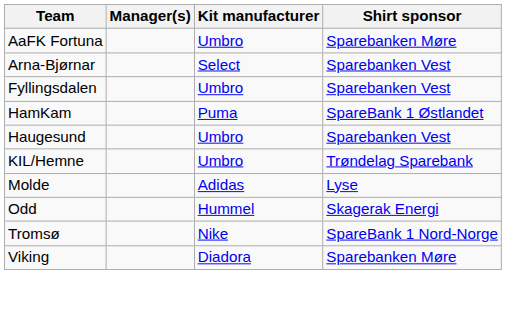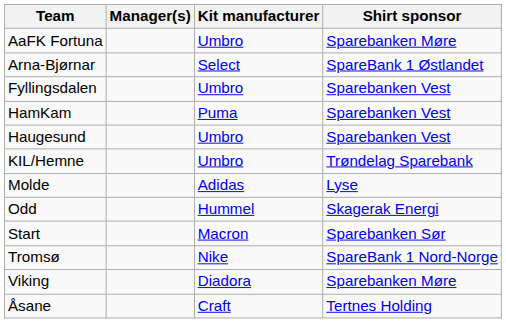(388, 64) Sparebanken Vest -> (405, 64) SpareBank 1 Østlandet
(405, 112) SpareBank 1 Østlandet -> (388, 112) Sparebanken Vest
+ row: (24, 233)
+ row: (30, 305)
